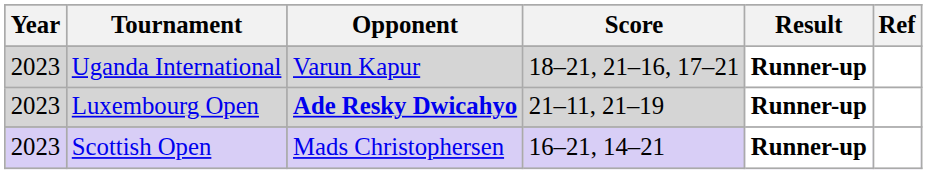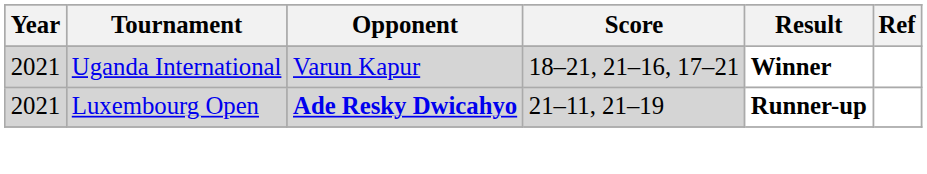(35, 66) 2023 -> (35, 66) 2021
(809, 66) Runner-up -> (791, 66) Winner
(35, 107) 2023 -> (35, 107) 2021
- row: (142, 147)
